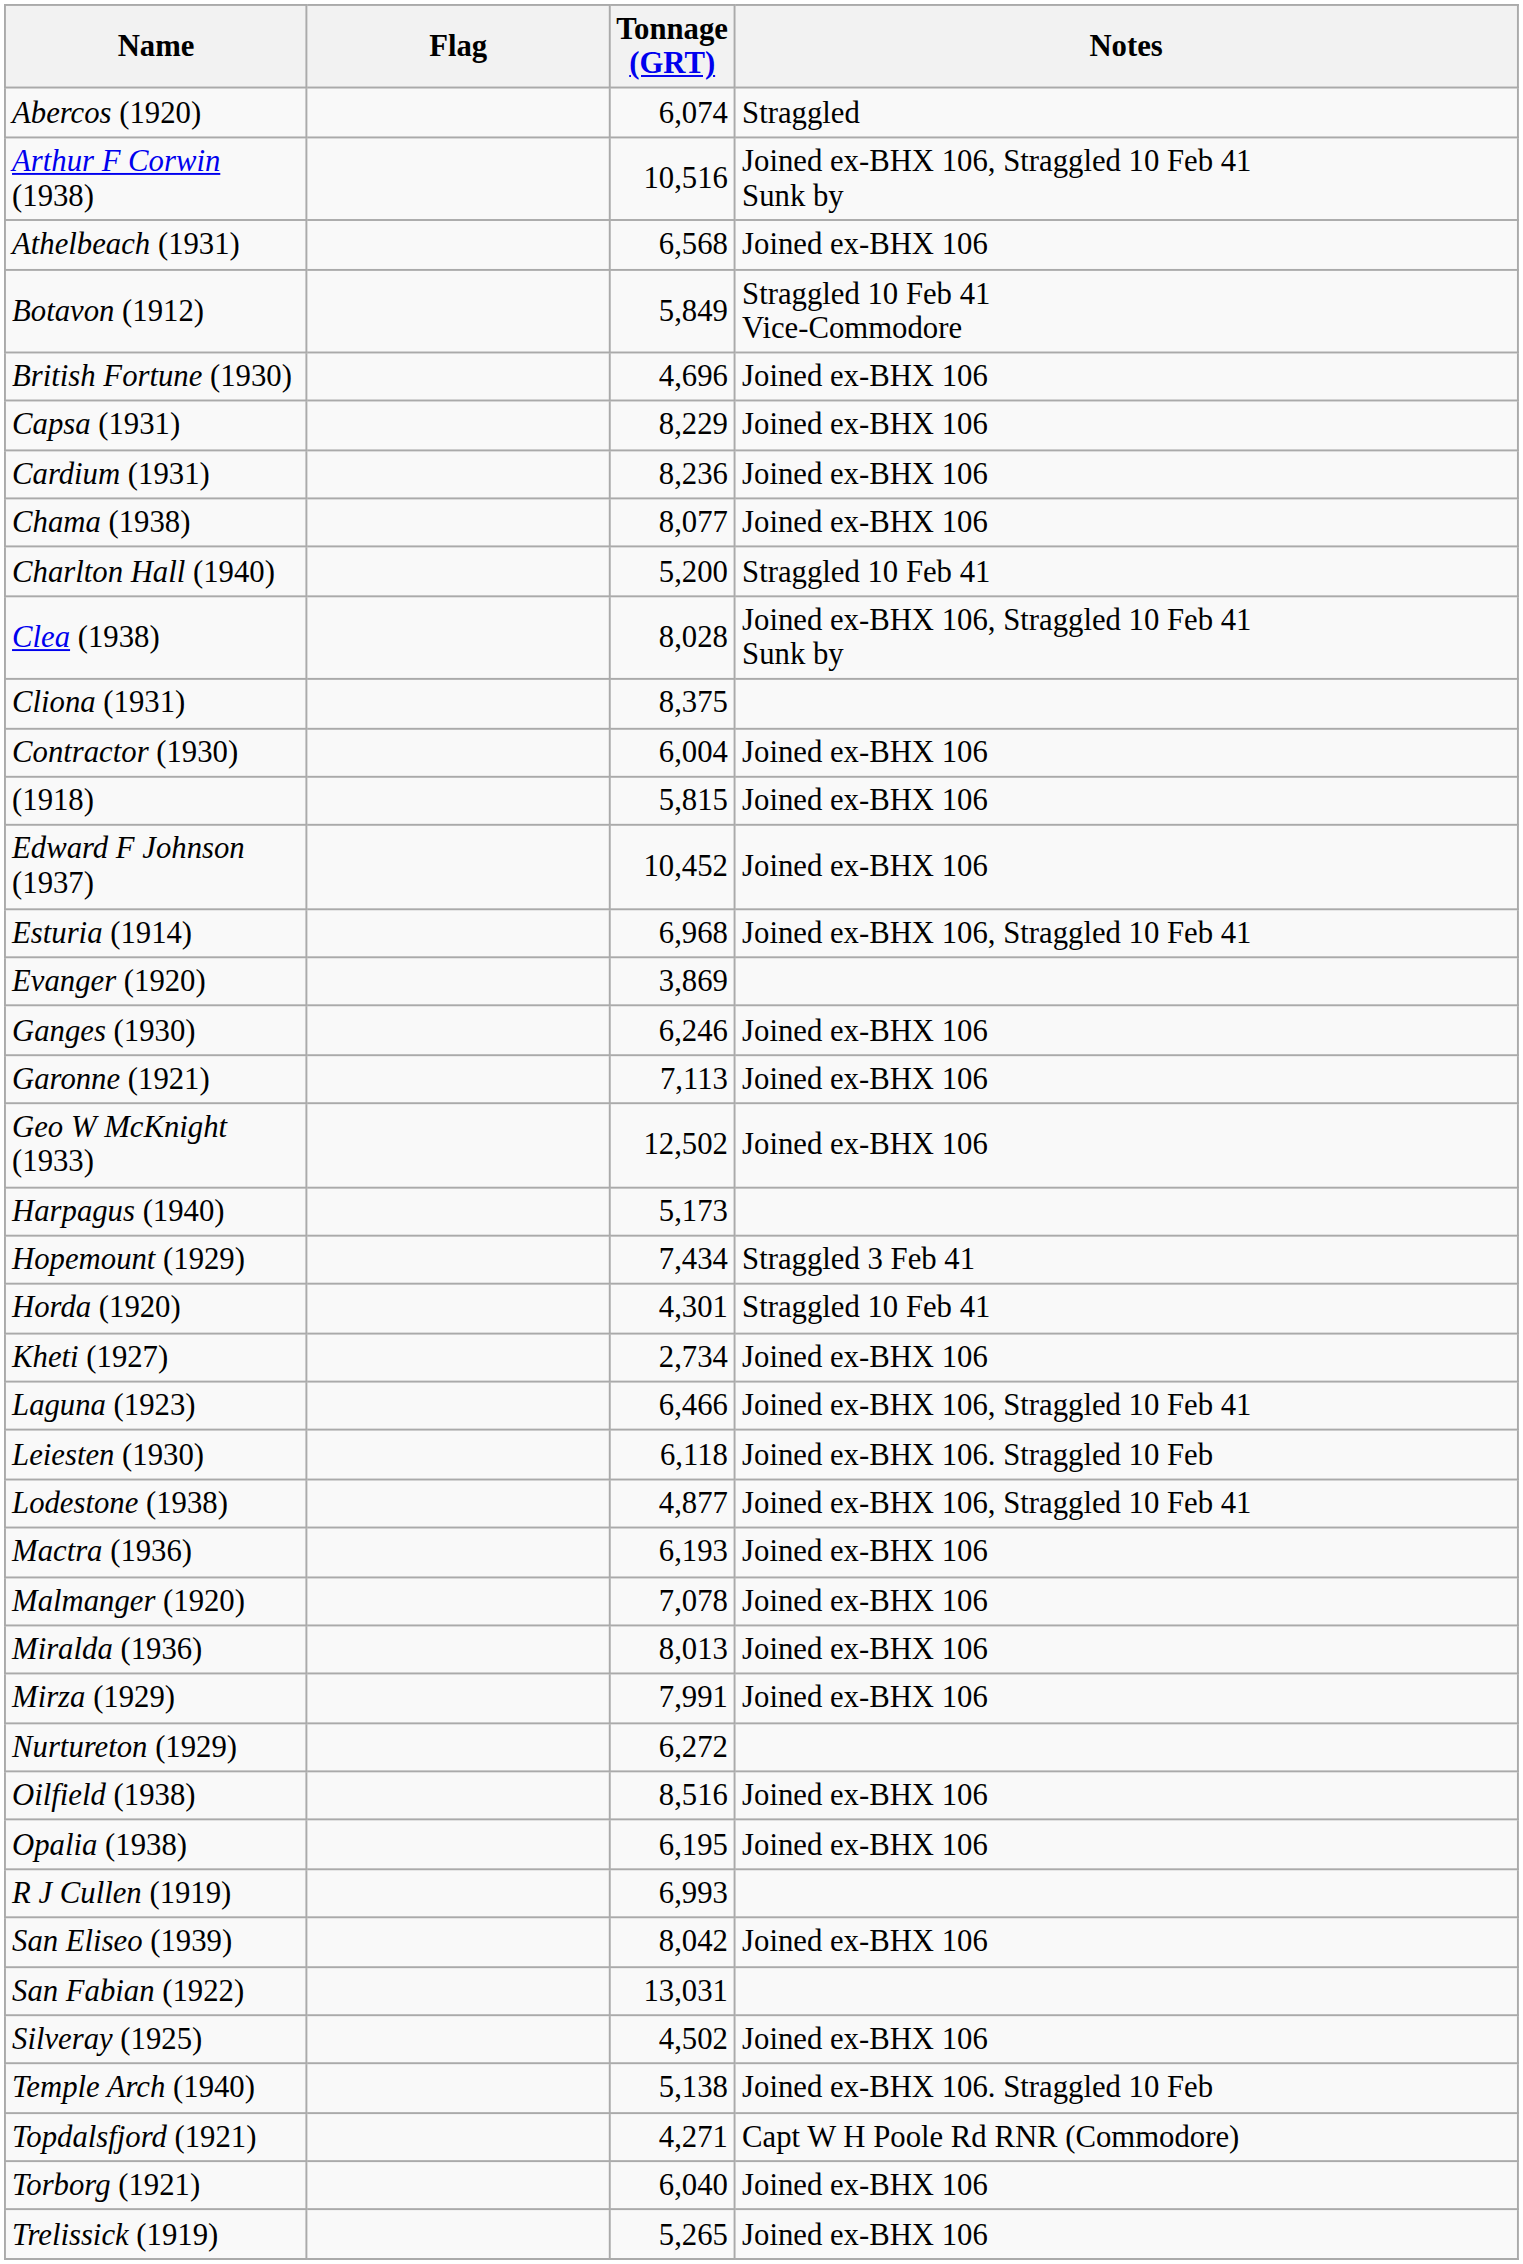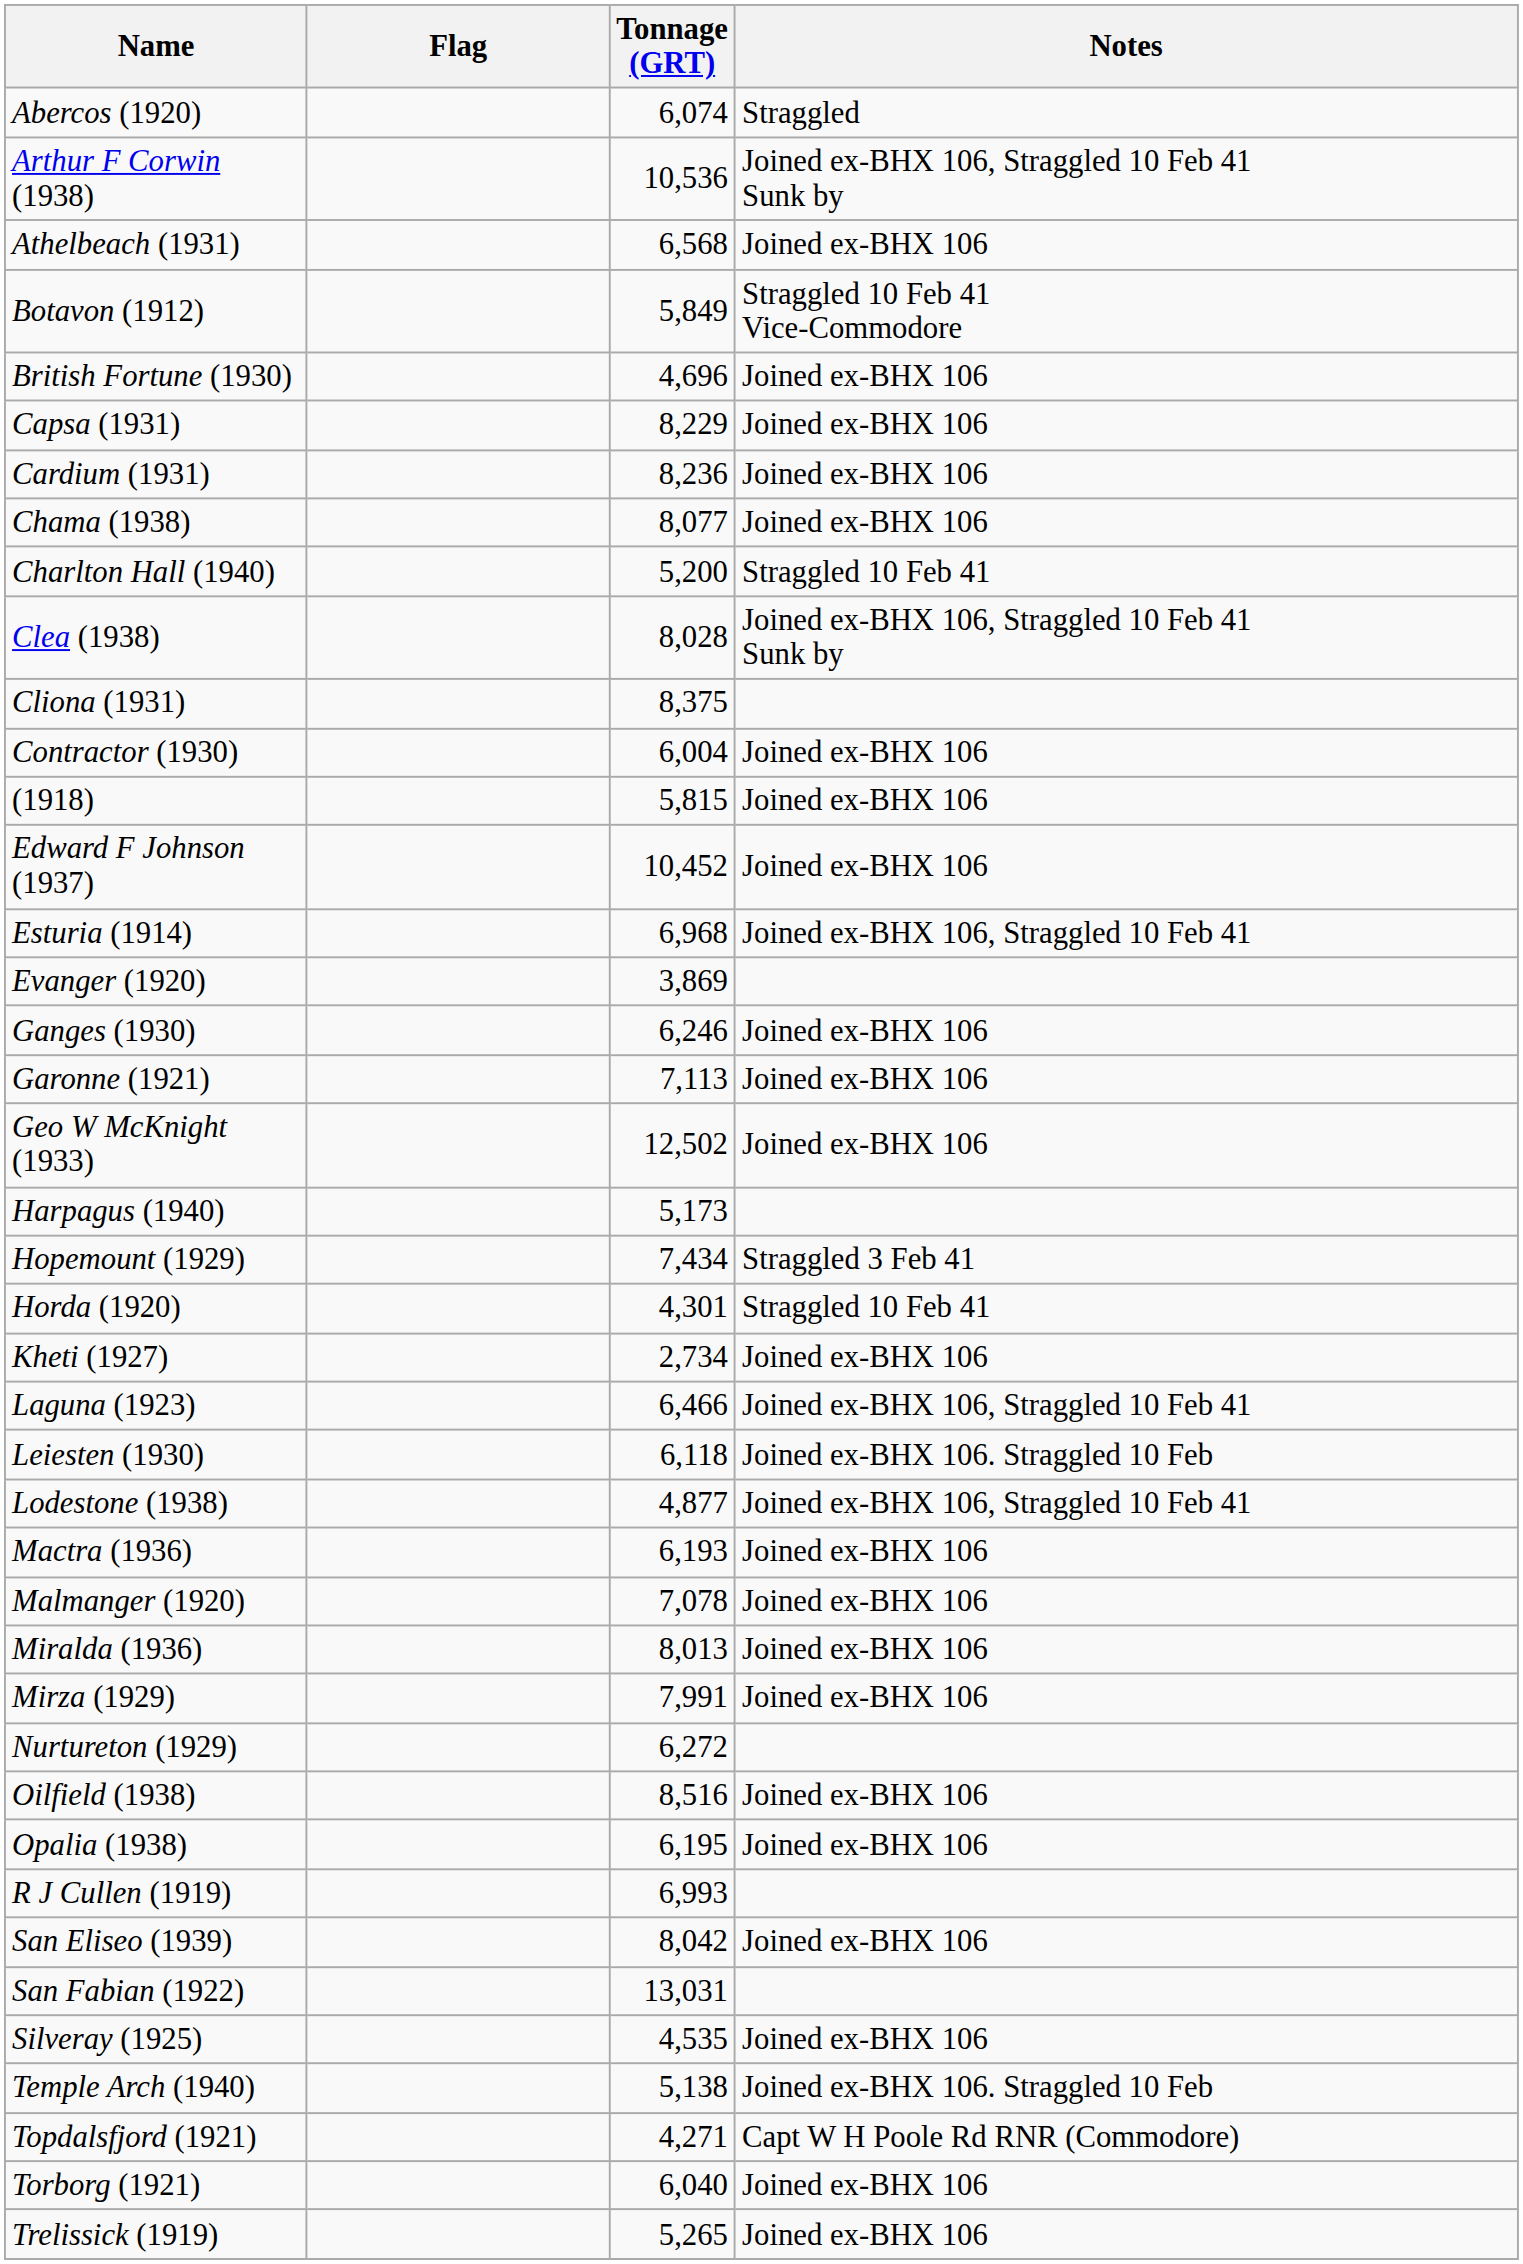(686, 178) 10,516 -> (686, 178) 10,536
(693, 2038) 4,502 -> (693, 2038) 4,535
